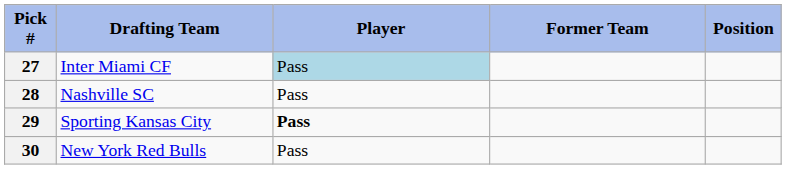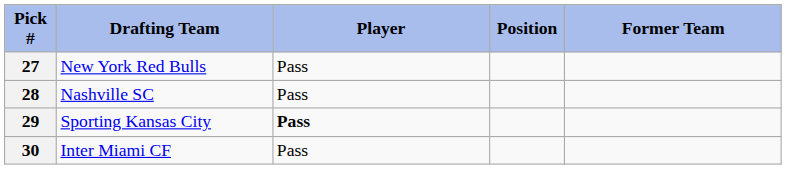columns swapped: (743, 28) <-> (597, 28)
(116, 66) Inter Miami CF -> (133, 66) New York Red Bulls
(293, 66) lightblue background -> (293, 66) no background
(133, 149) New York Red Bulls -> (116, 149) Inter Miami CF
